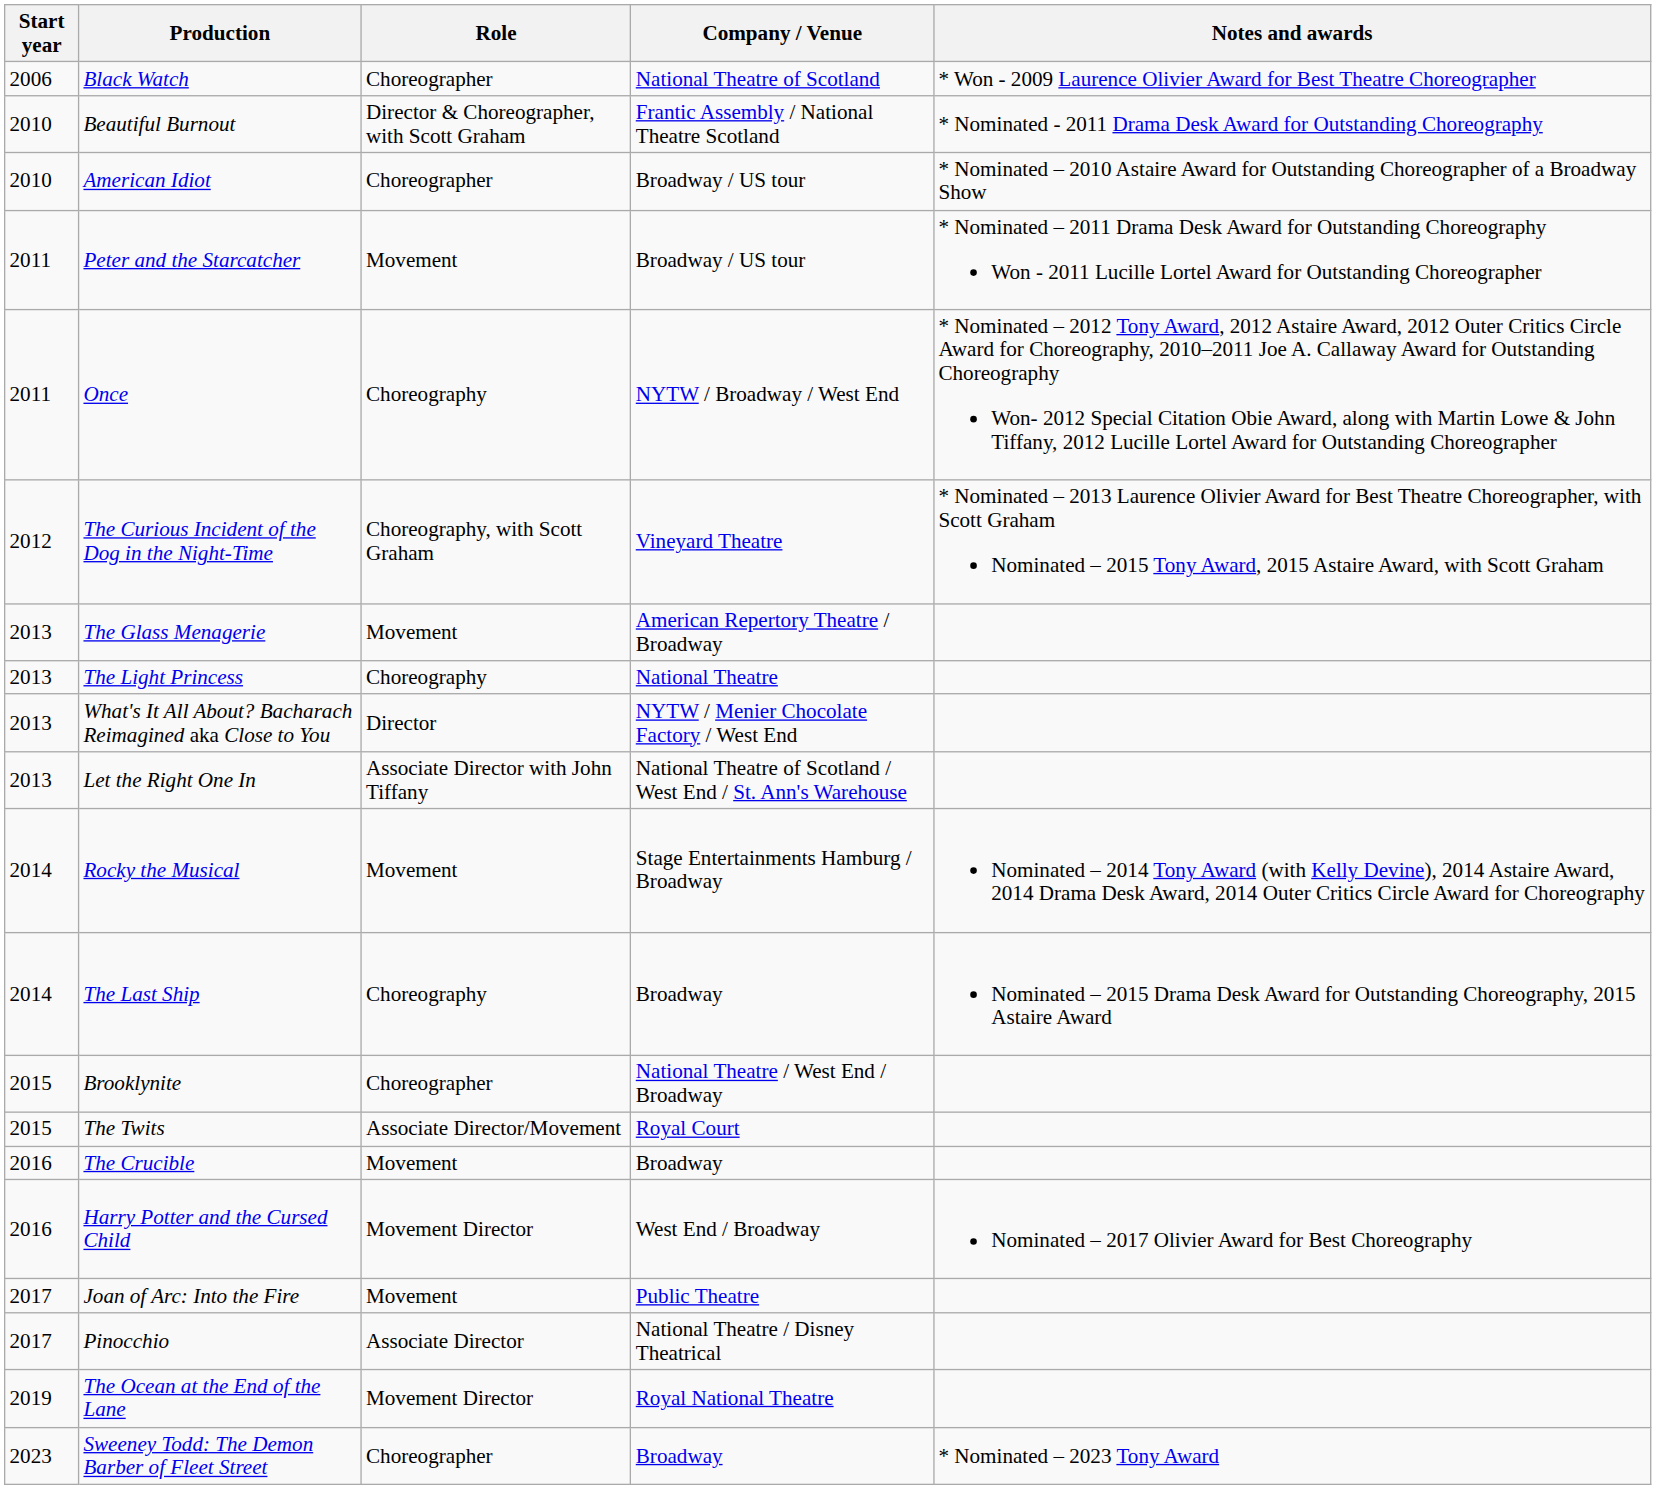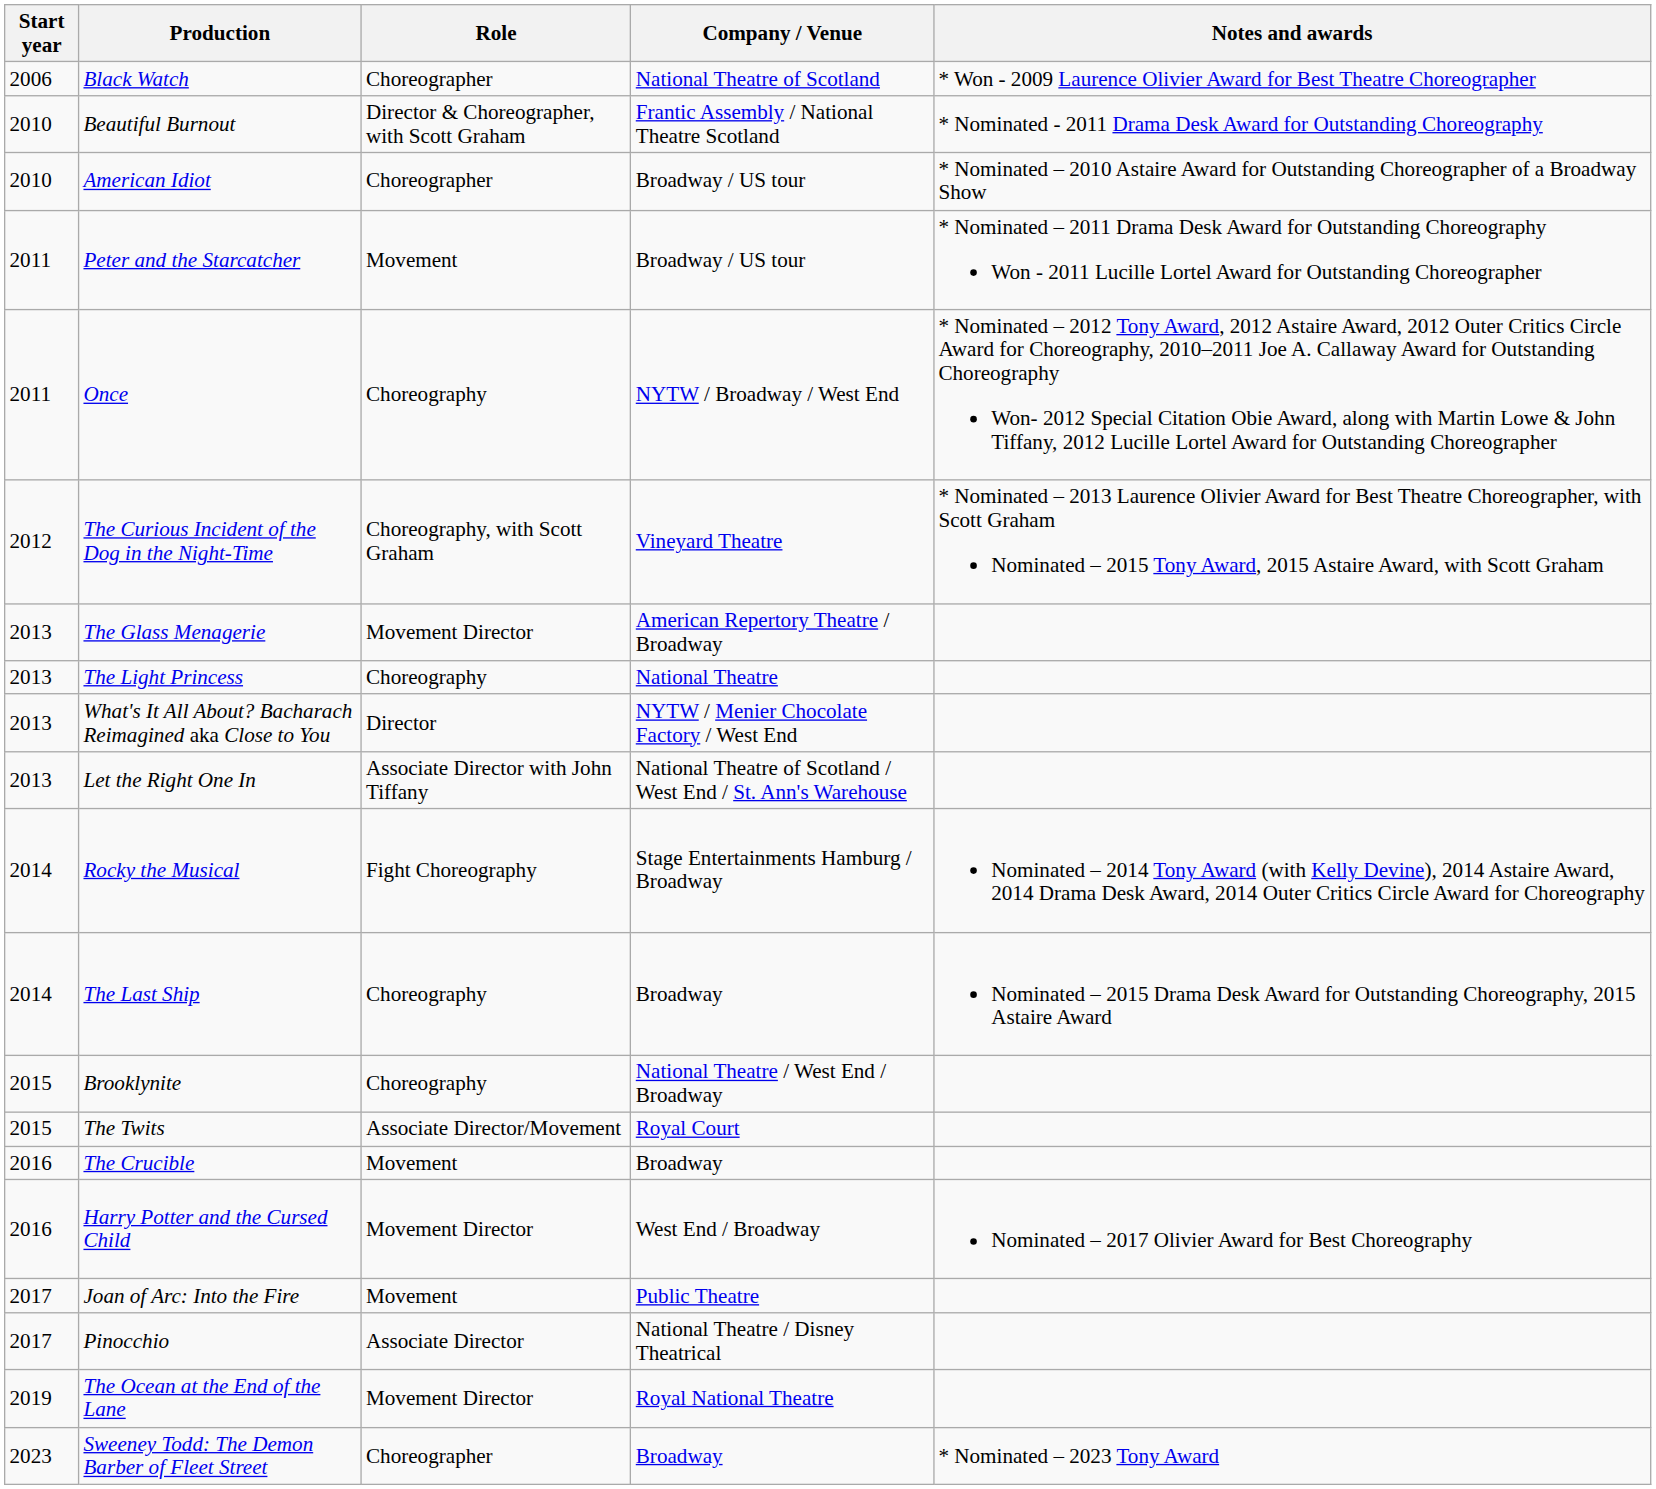(412, 631) Movement -> (450, 631) Movement Director
(412, 870) Movement -> (451, 870) Fight Choreography
(429, 1083) Choreographer -> (426, 1083) Choreography
